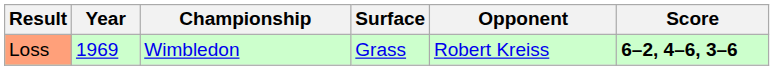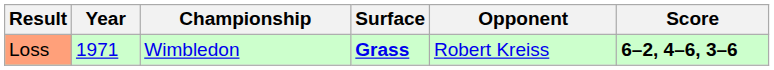(97, 49) 1969 -> (97, 49) 1971
(381, 49) normal -> (382, 49) bold
